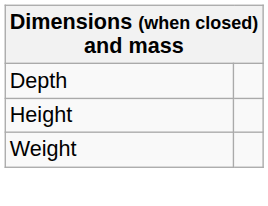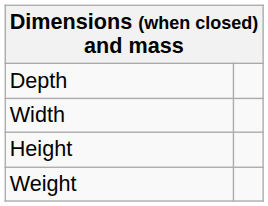+ row: (37, 115)
